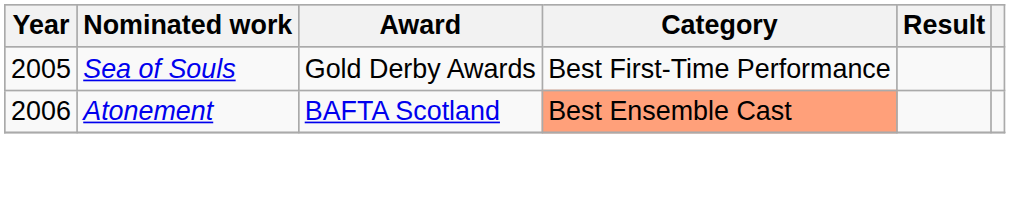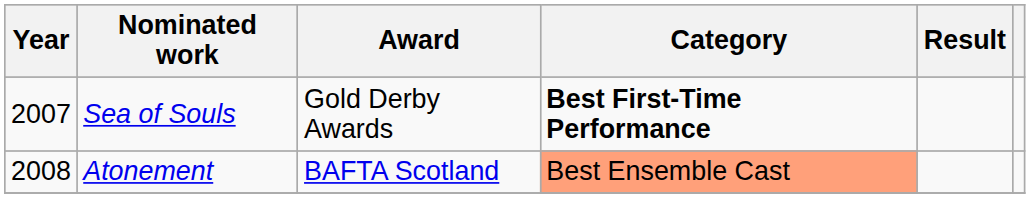(41, 68) 2005 -> (41, 113) 2007
(719, 68) normal -> (644, 113) bold
(41, 111) 2006 -> (41, 171) 2008
